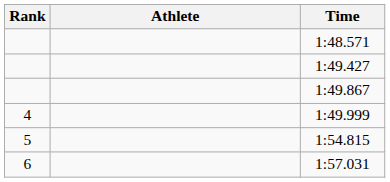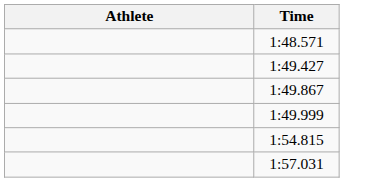- column: (27, 16)
